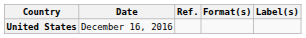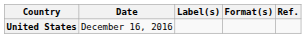columns swapped: (277, 12) <-> (188, 12)
